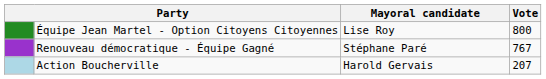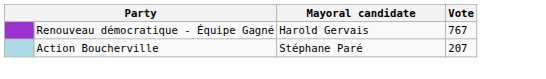- row: (187, 30)
(385, 48) Stéphane Paré -> (324, 30) Harold Gervais
(388, 65) Harold Gervais -> (321, 48) Stéphane Paré
